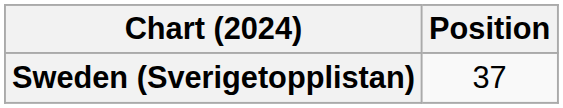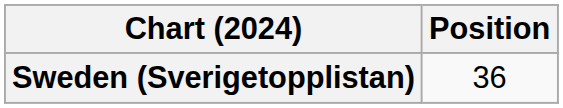(490, 77) 37 -> (490, 77) 36
